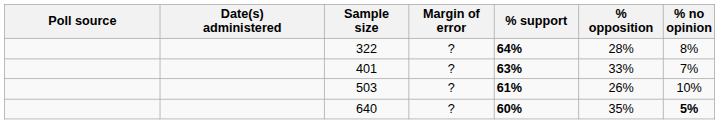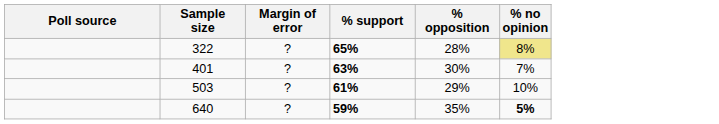- column: (242, 21)
(509, 48) 64% -> (346, 48) 65%
(689, 48) no background -> (525, 48) khaki background
(621, 68) 33% -> (457, 68) 30%
(621, 88) 26% -> (457, 88) 29%
(509, 108) 60% -> (346, 108) 59%
